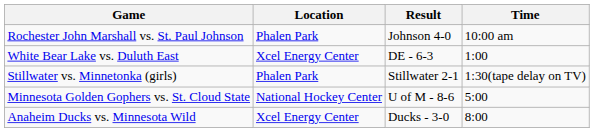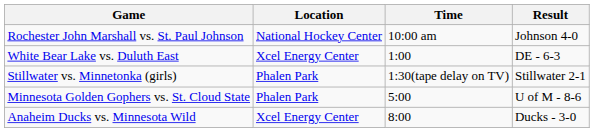columns swapped: (525, 14) <-> (423, 14)
(287, 35) Phalen Park -> (319, 35) National Hockey Center
(319, 96) National Hockey Center -> (287, 96) Phalen Park
